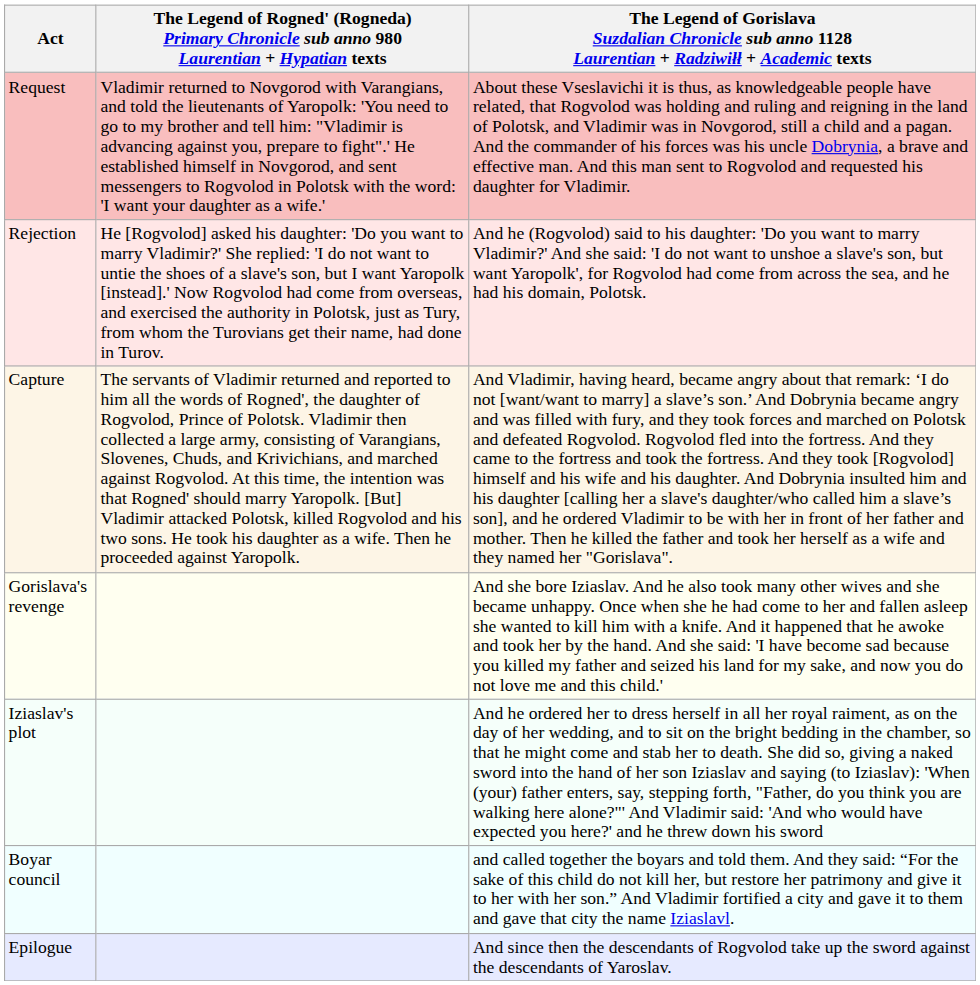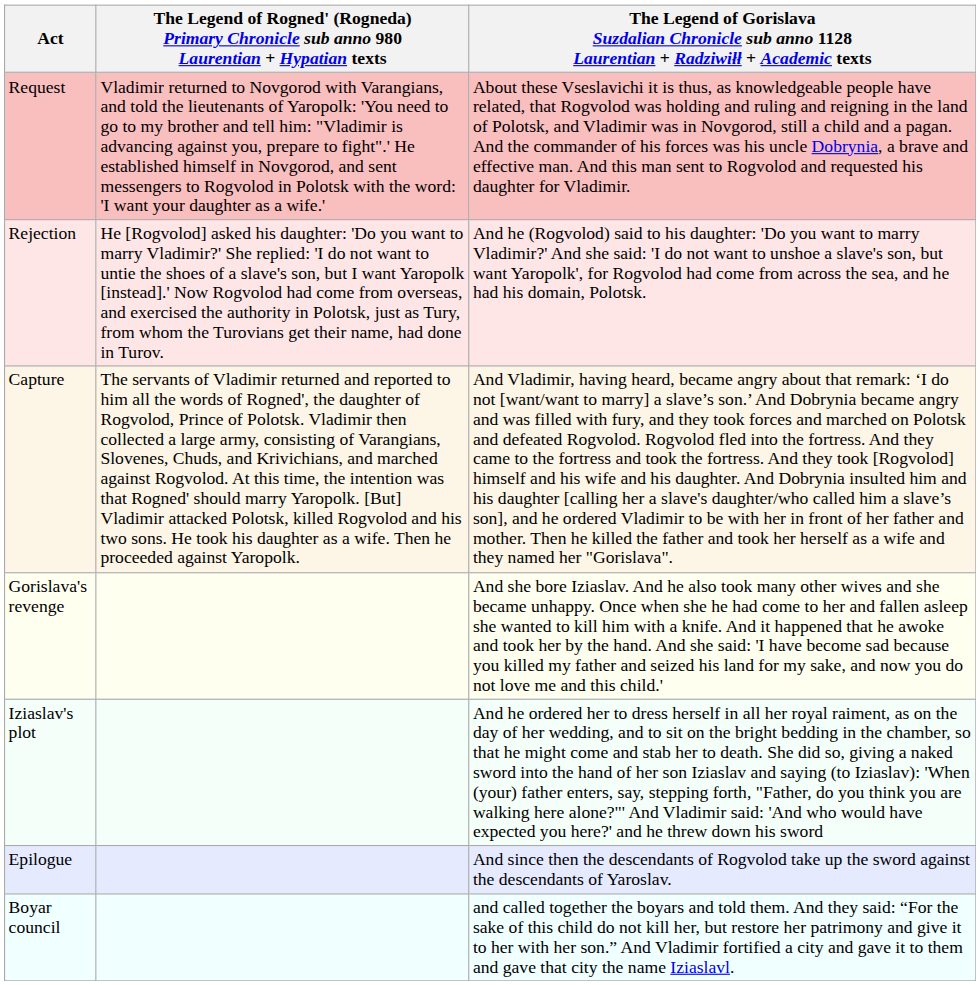rows swapped: (35, 869) <-> (40, 947)
